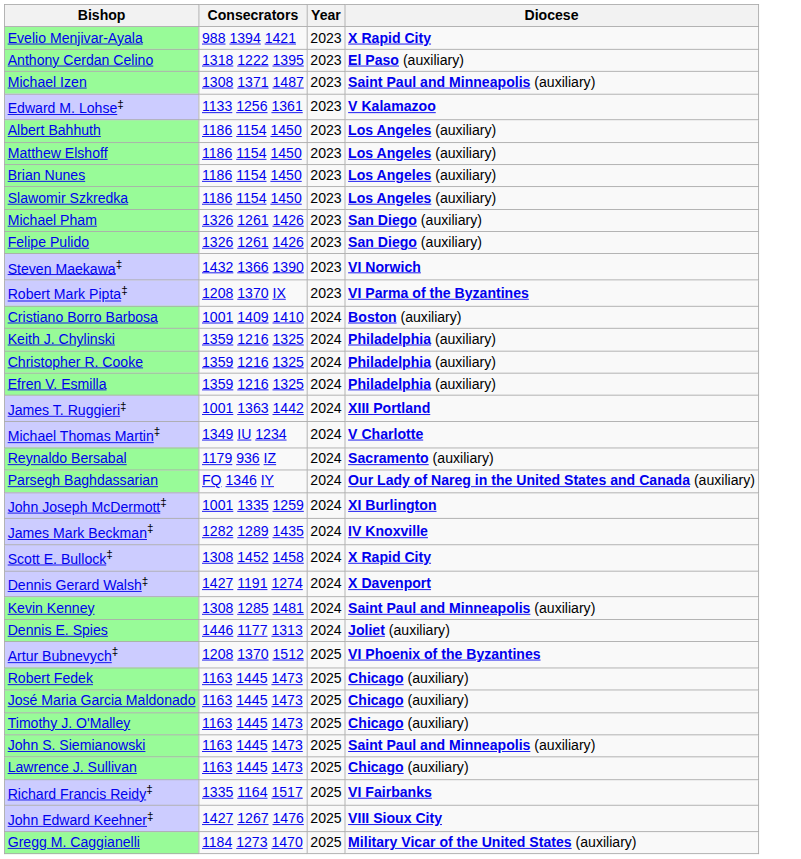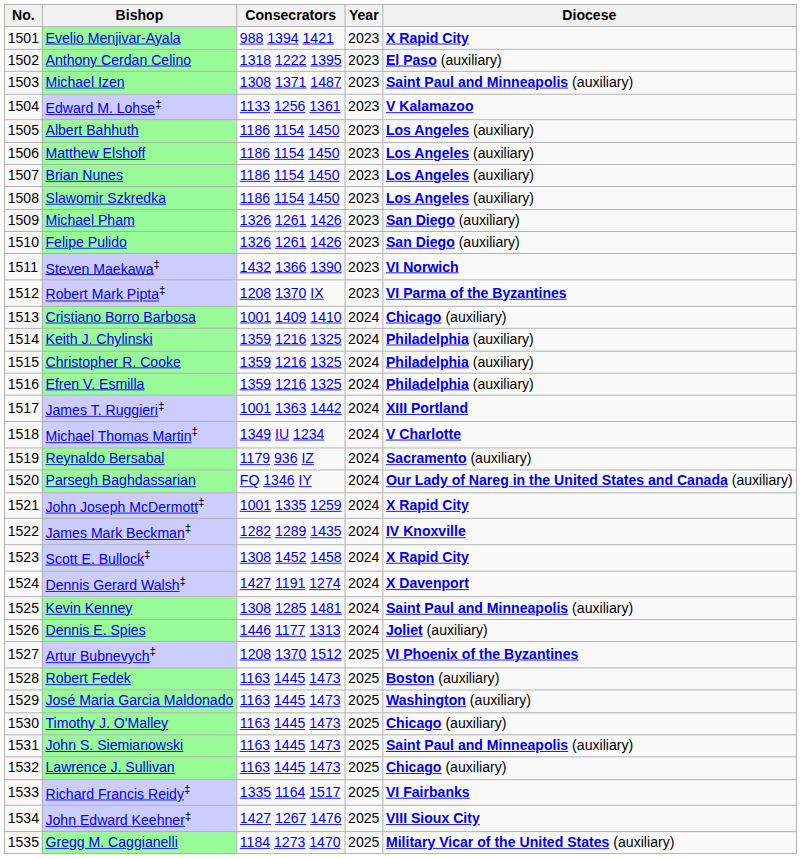+ column: (23, 15)
(405, 317) Boston (auxiliary) -> (446, 317) Chicago (auxiliary)
(392, 505) XI Burlington -> (427, 505) X Rapid City
(408, 678) Chicago (auxiliary) -> (443, 678) Boston (auxiliary)
(408, 701) Chicago (auxiliary) -> (458, 701) Washington (auxiliary)
